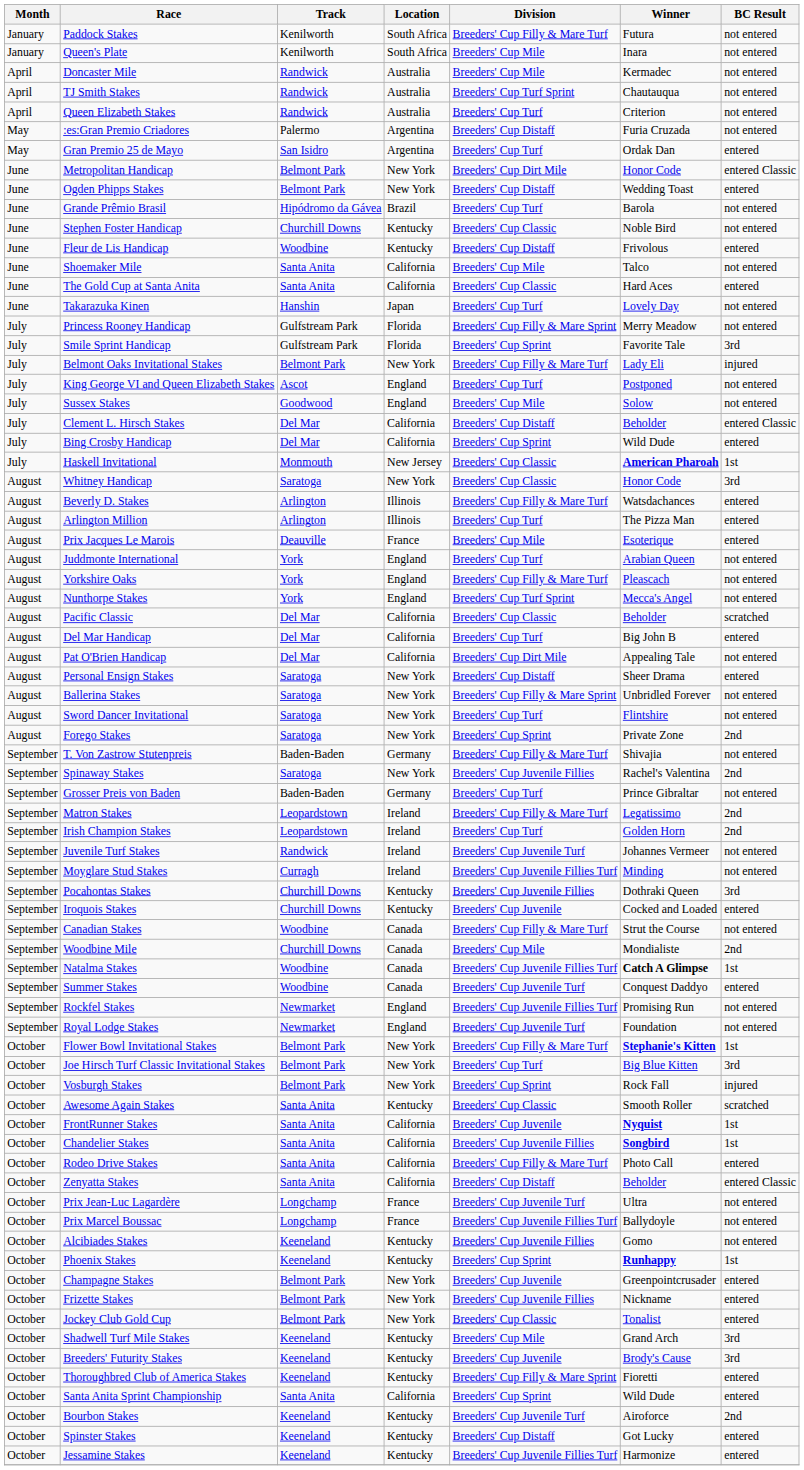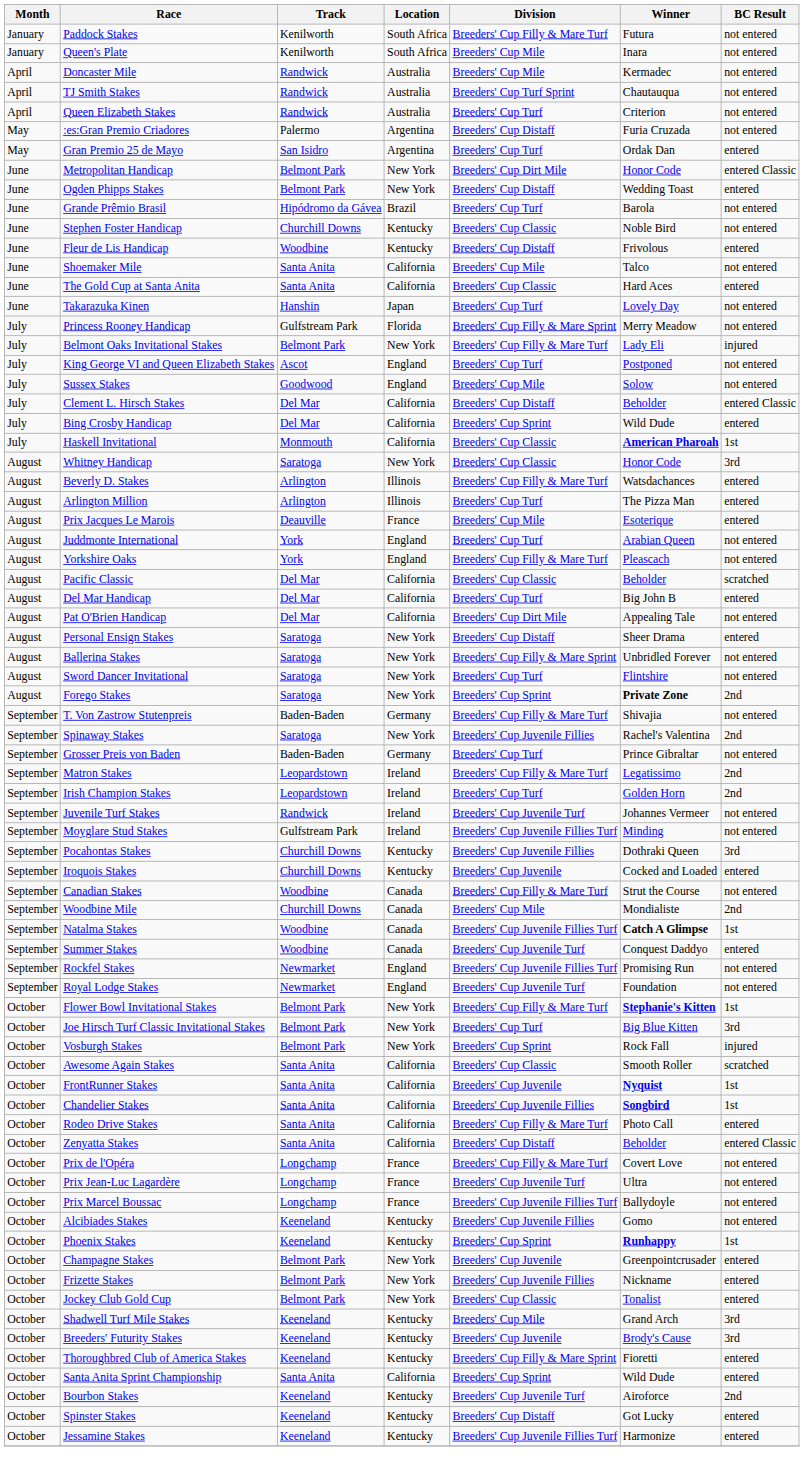- row: (117, 345)
(414, 462) New Jersey -> (411, 443) California
- row: (105, 598)
(653, 735) normal -> (655, 696) bold
(299, 871) Curragh -> (319, 832) Gulfstream Park
(410, 1105) Kentucky -> (411, 1066) California
+ row: (99, 1163)
